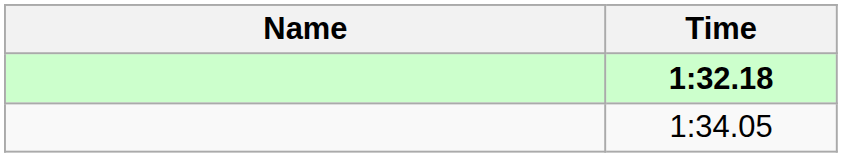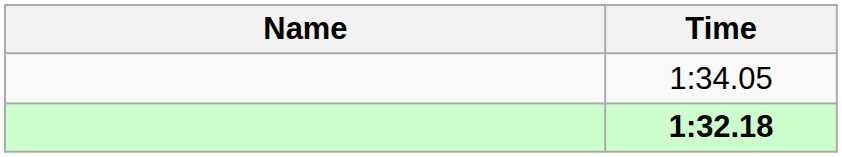rows swapped: (721, 77) <-> (721, 126)
